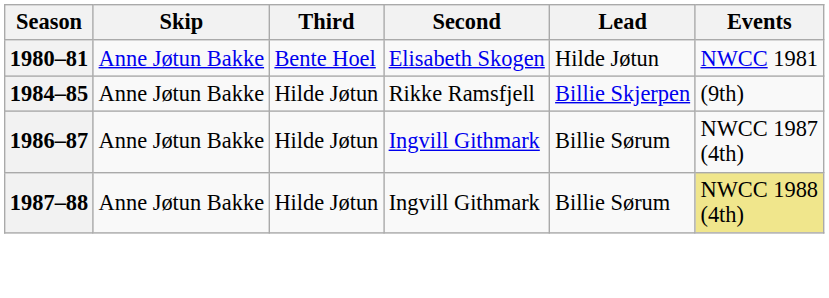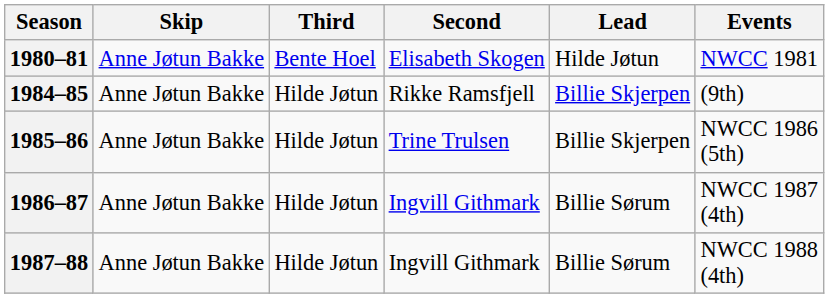+ row: (49, 141)
(759, 202) khaki background -> (759, 262) no background
